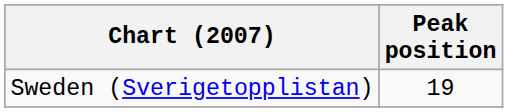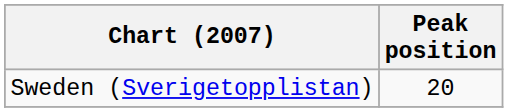(440, 89) 19 -> (440, 89) 20
